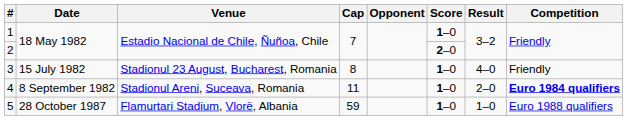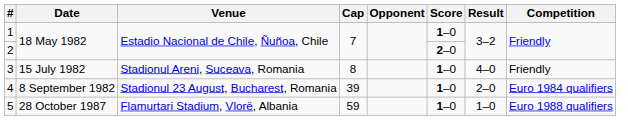(229, 69) Stadionul 23 August, Bucharest, Romania -> (212, 69) Stadionul Areni, Suceava, Romania
(212, 87) Stadionul Areni, Suceava, Romania -> (229, 87) Stadionul 23 August, Bucharest, Romania
(353, 87) 11 -> (353, 87) 39
(564, 87) bold -> (561, 87) normal
